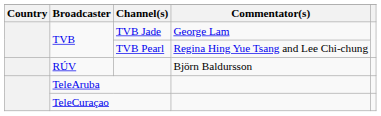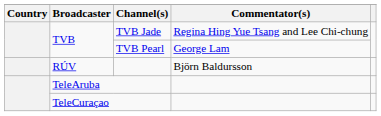(201, 31) George Lam -> (271, 31) Regina Hing Yue Tsang and Lee Chi-chung
(271, 48) Regina Hing Yue Tsang and Lee Chi-chung -> (201, 48) George Lam
